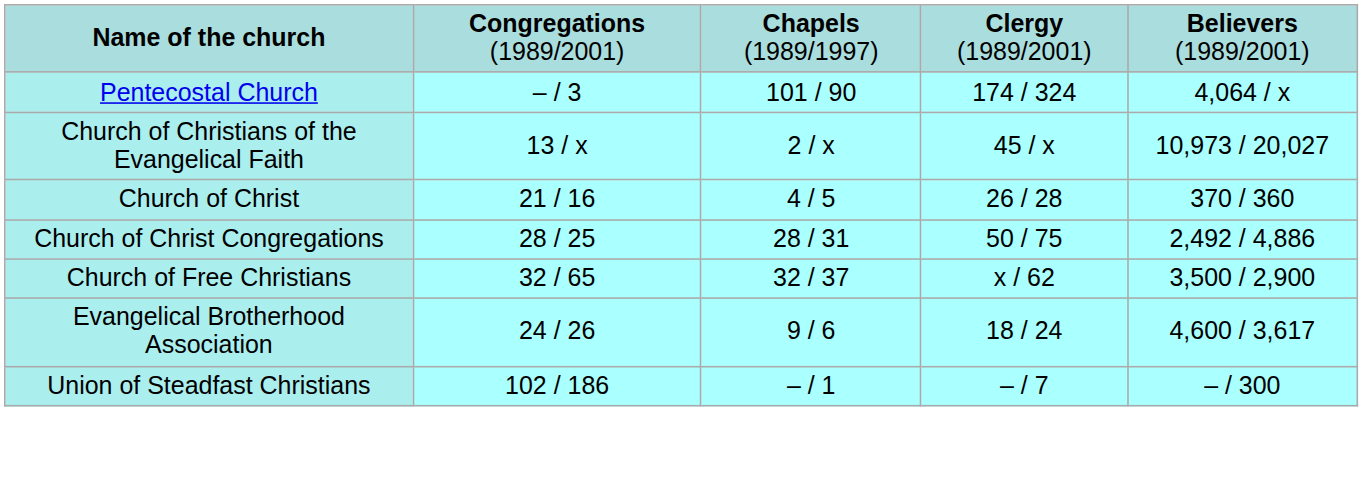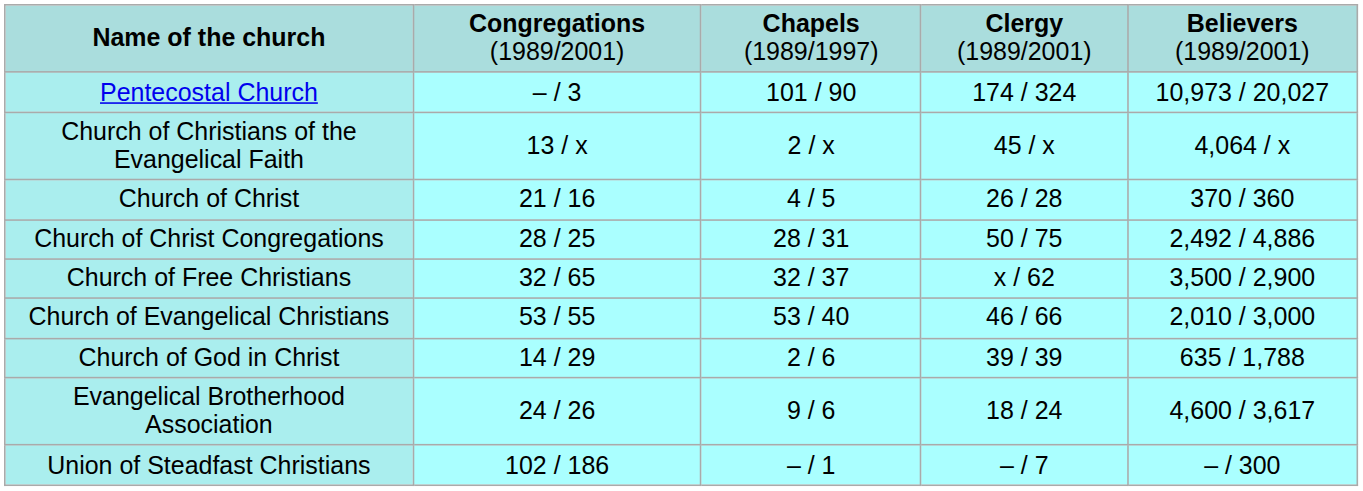(1242, 91) 4,064 / x -> (1242, 91) 10,973 / 20,027
(1242, 145) 10,973 / 20,027 -> (1242, 145) 4,064 / x
+ row: (209, 317)
+ row: (209, 357)
